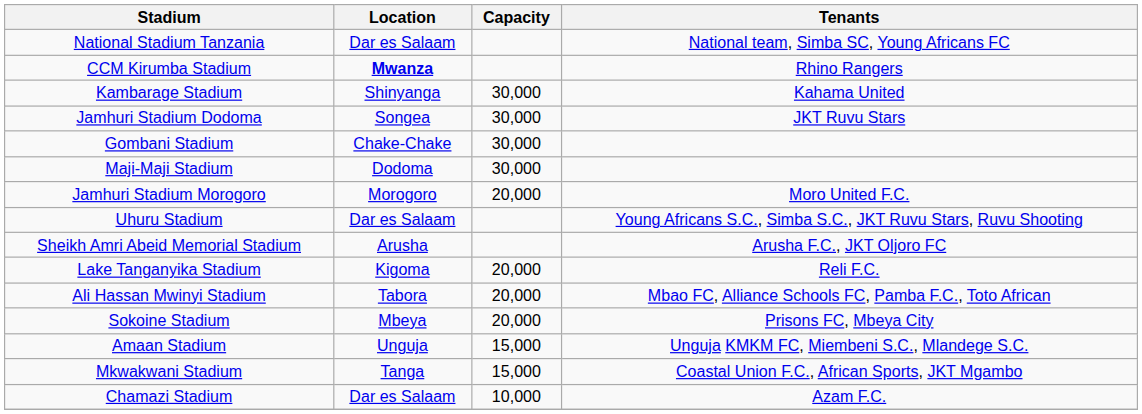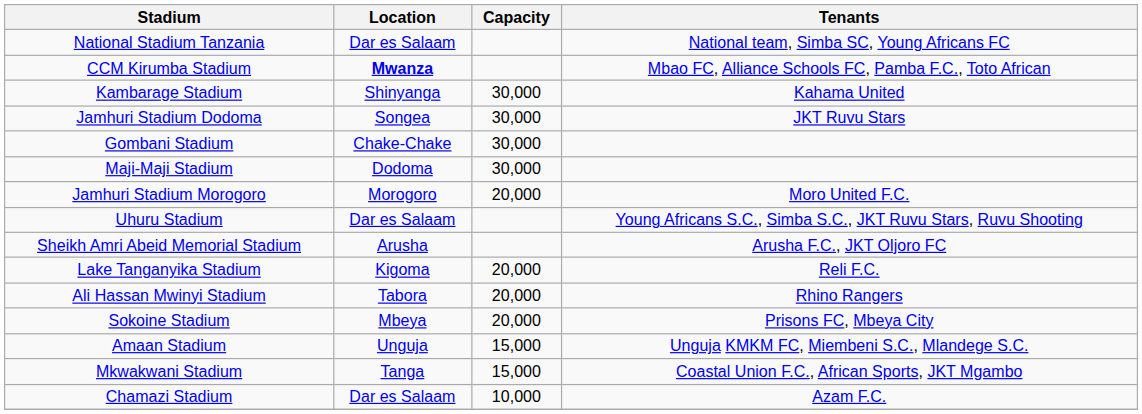(849, 67) Rhino Rangers -> (849, 67) Mbao FC, Alliance Schools FC, Pamba F.C., Toto African
(849, 295) Mbao FC, Alliance Schools FC, Pamba F.C., Toto African -> (849, 295) Rhino Rangers
